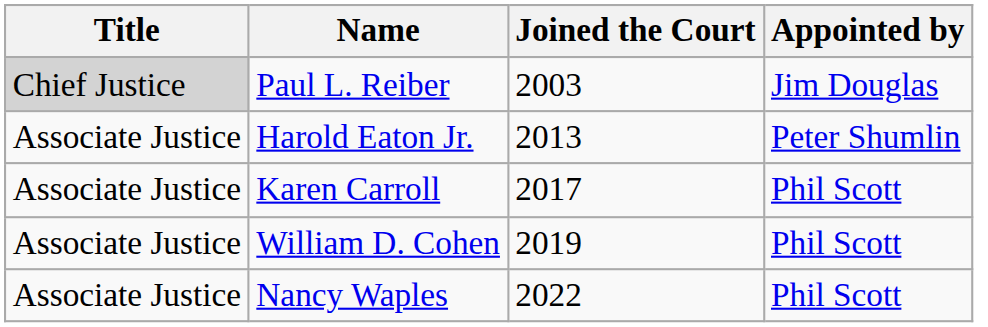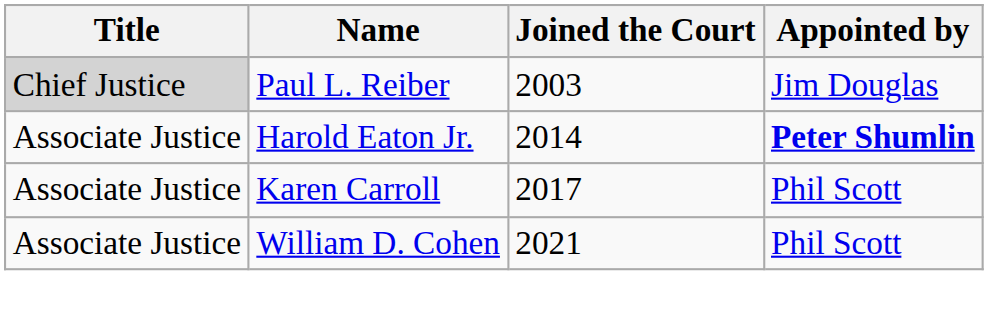(549, 136) 2013 -> (549, 136) 2014
(866, 136) normal -> (873, 136) bold
(549, 242) 2019 -> (549, 242) 2021
- row: (352, 294)
